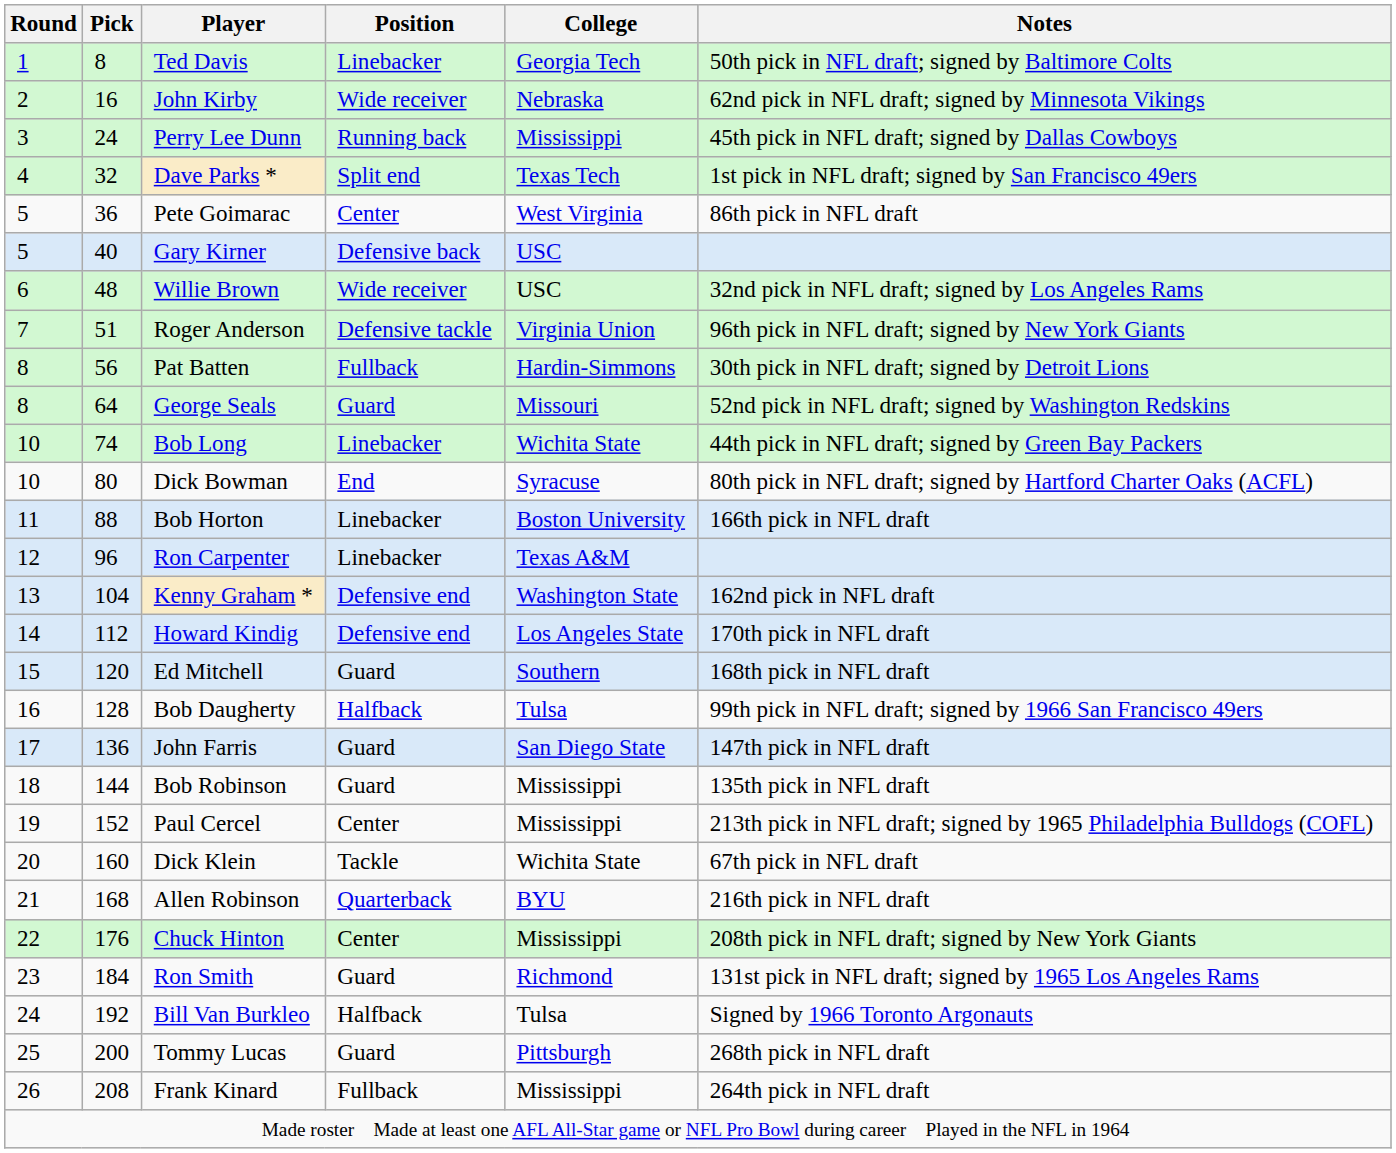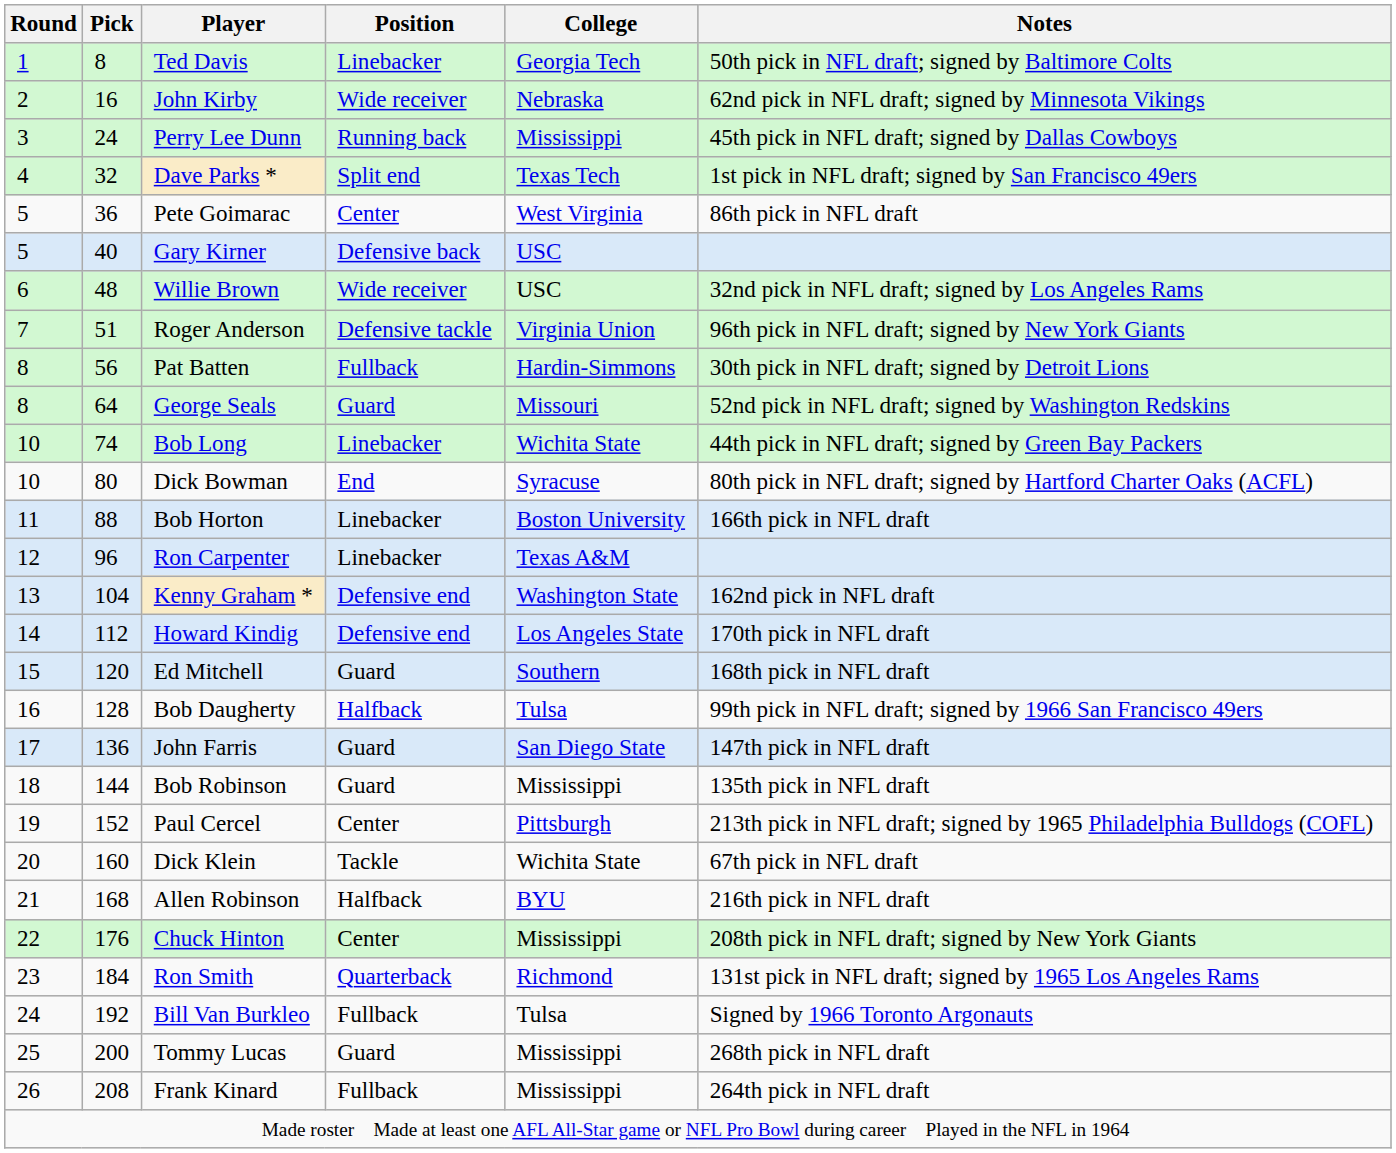(569, 823) Mississippi -> (564, 823) Pittsburgh
(394, 899) Quarterback -> (380, 899) Halfback
(366, 976) Guard -> (394, 976) Quarterback
(380, 1014) Halfback -> (378, 1014) Fullback
(564, 1052) Pittsburgh -> (569, 1052) Mississippi
